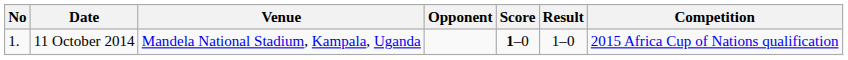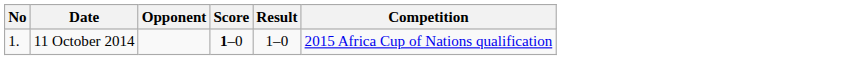- column: (281, 16)
